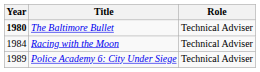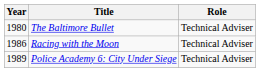(17, 28) bold -> (17, 28) normal
(17, 43) 1984 -> (17, 43) 1986
